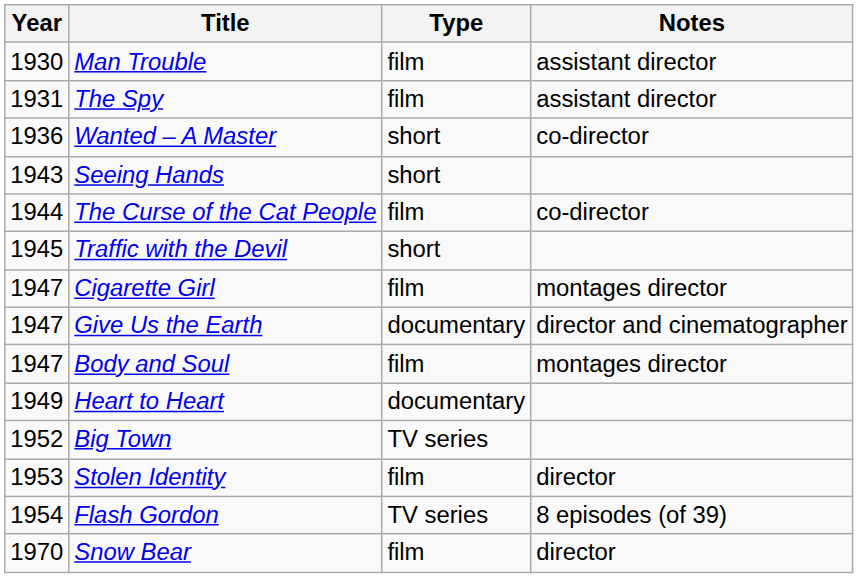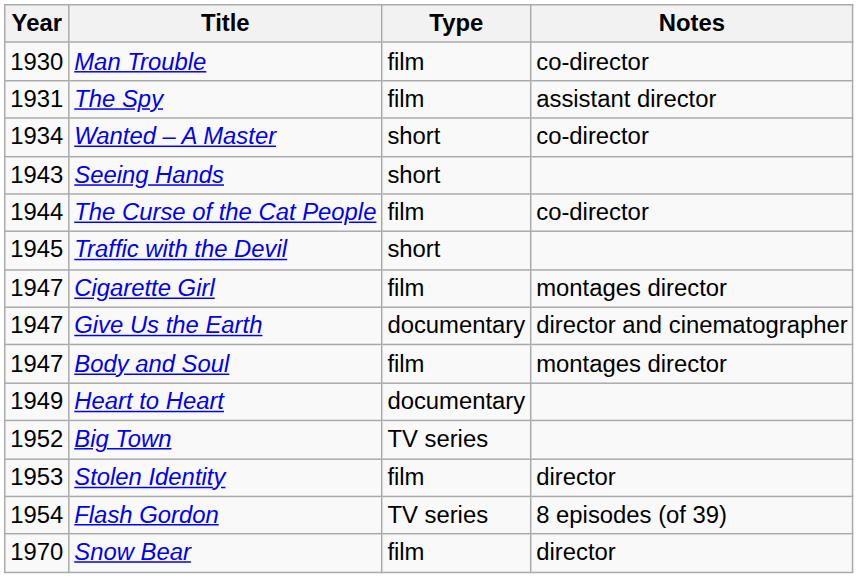(626, 61) assistant director -> (593, 61) co-director
(37, 136) 1936 -> (37, 136) 1934
